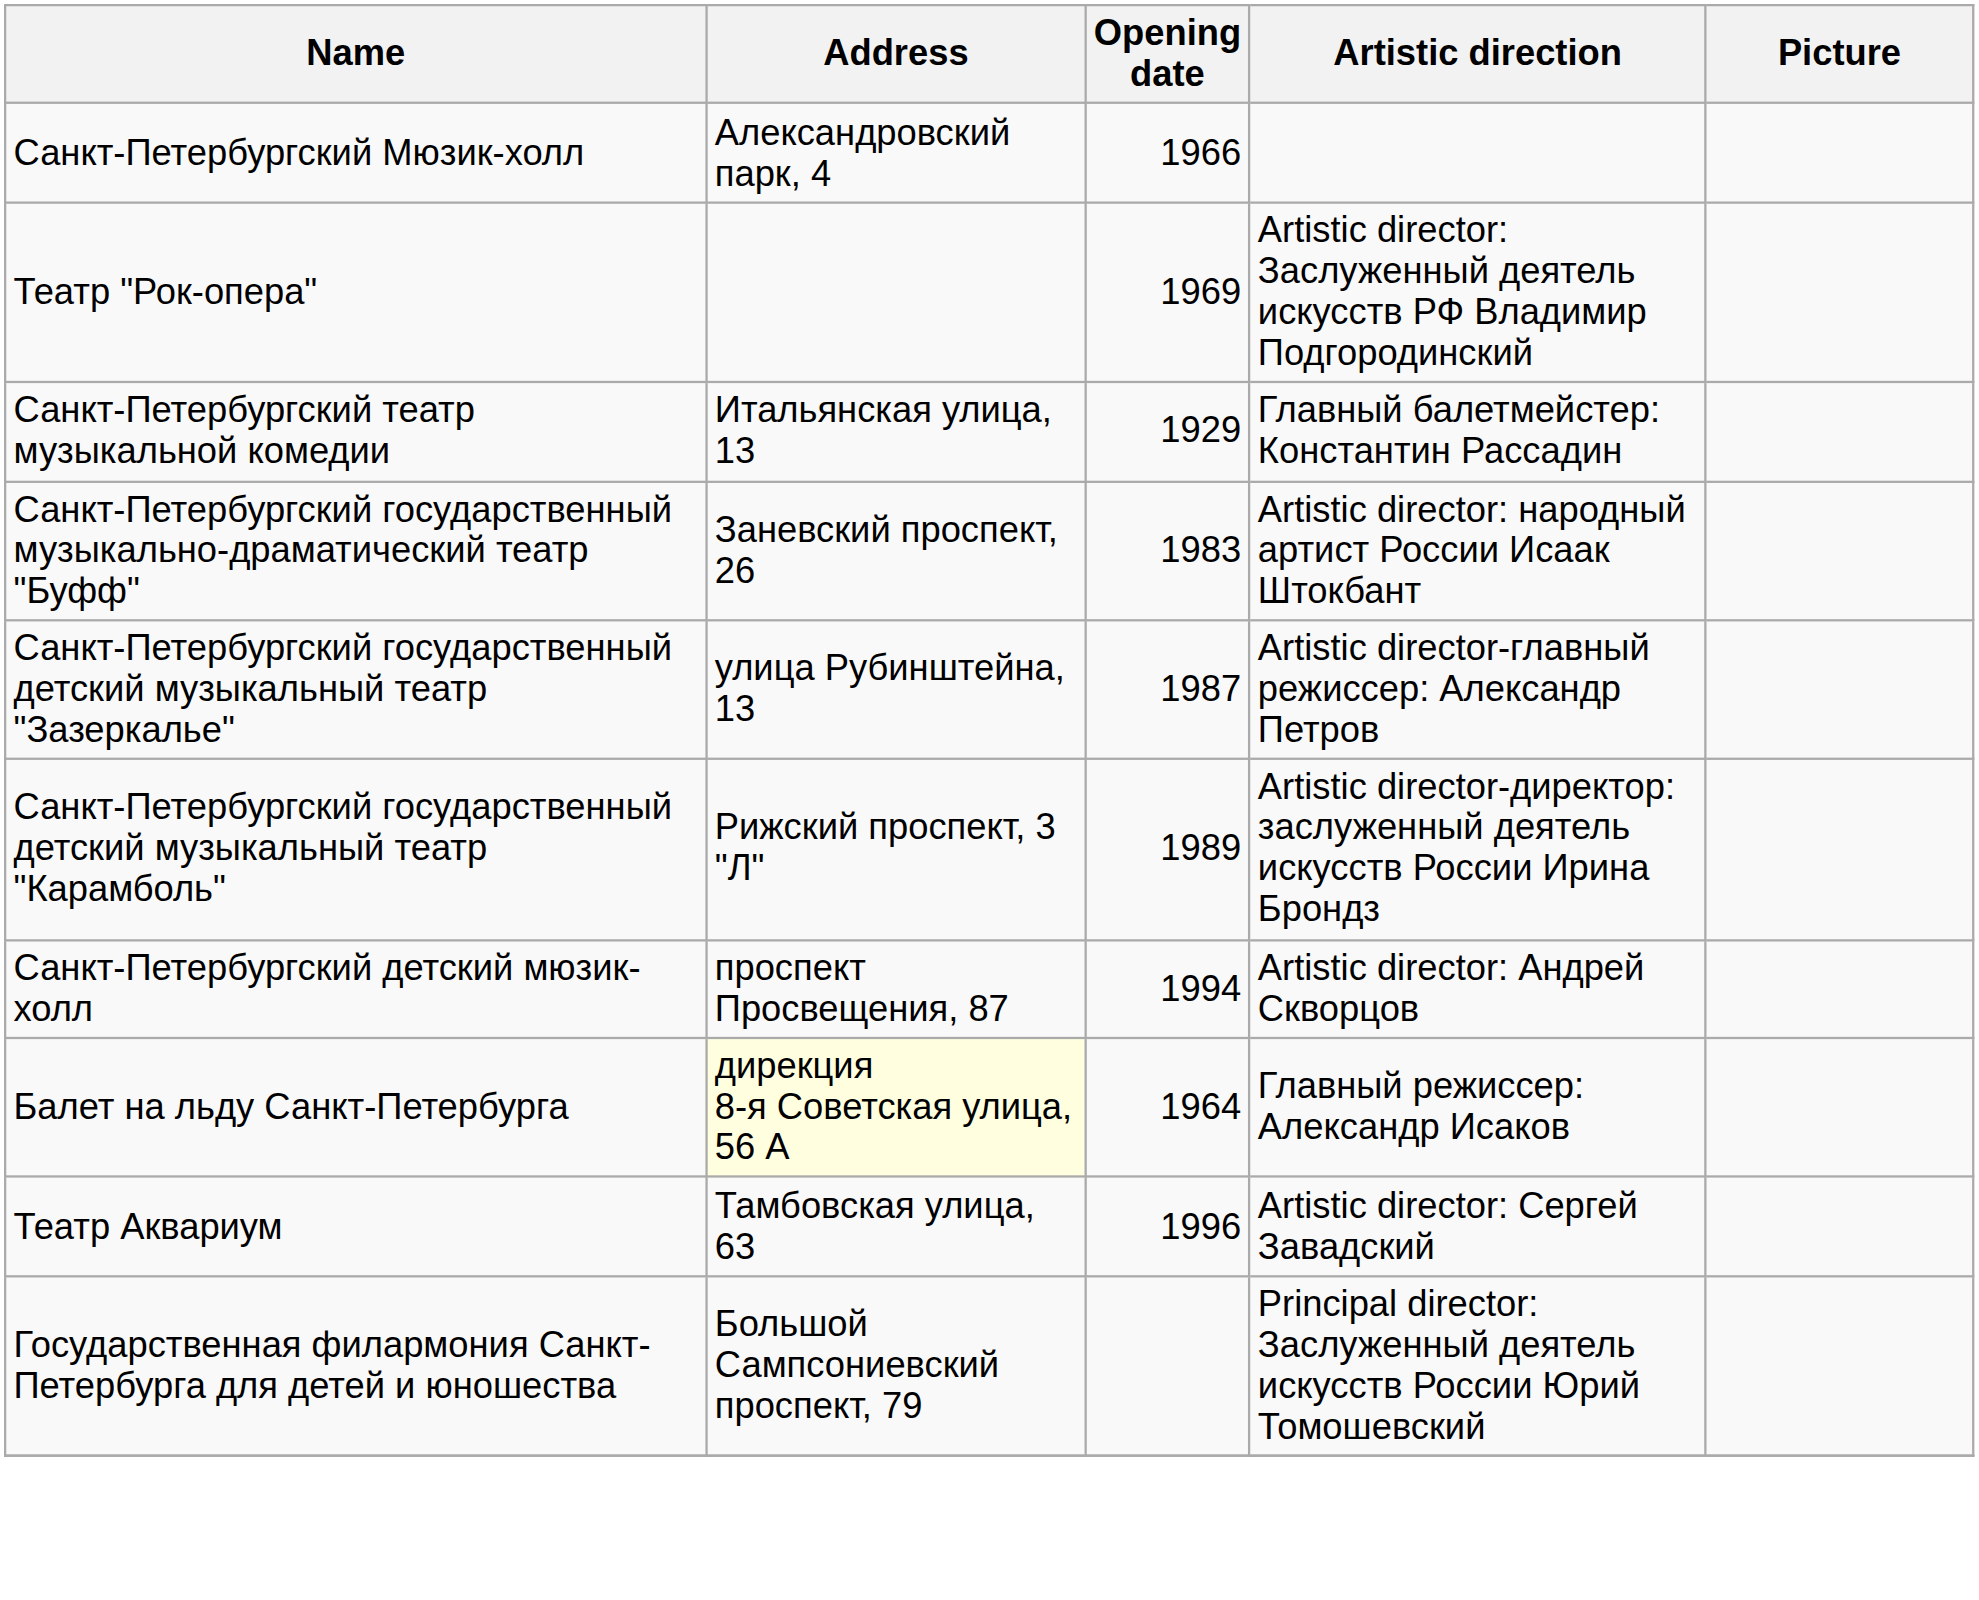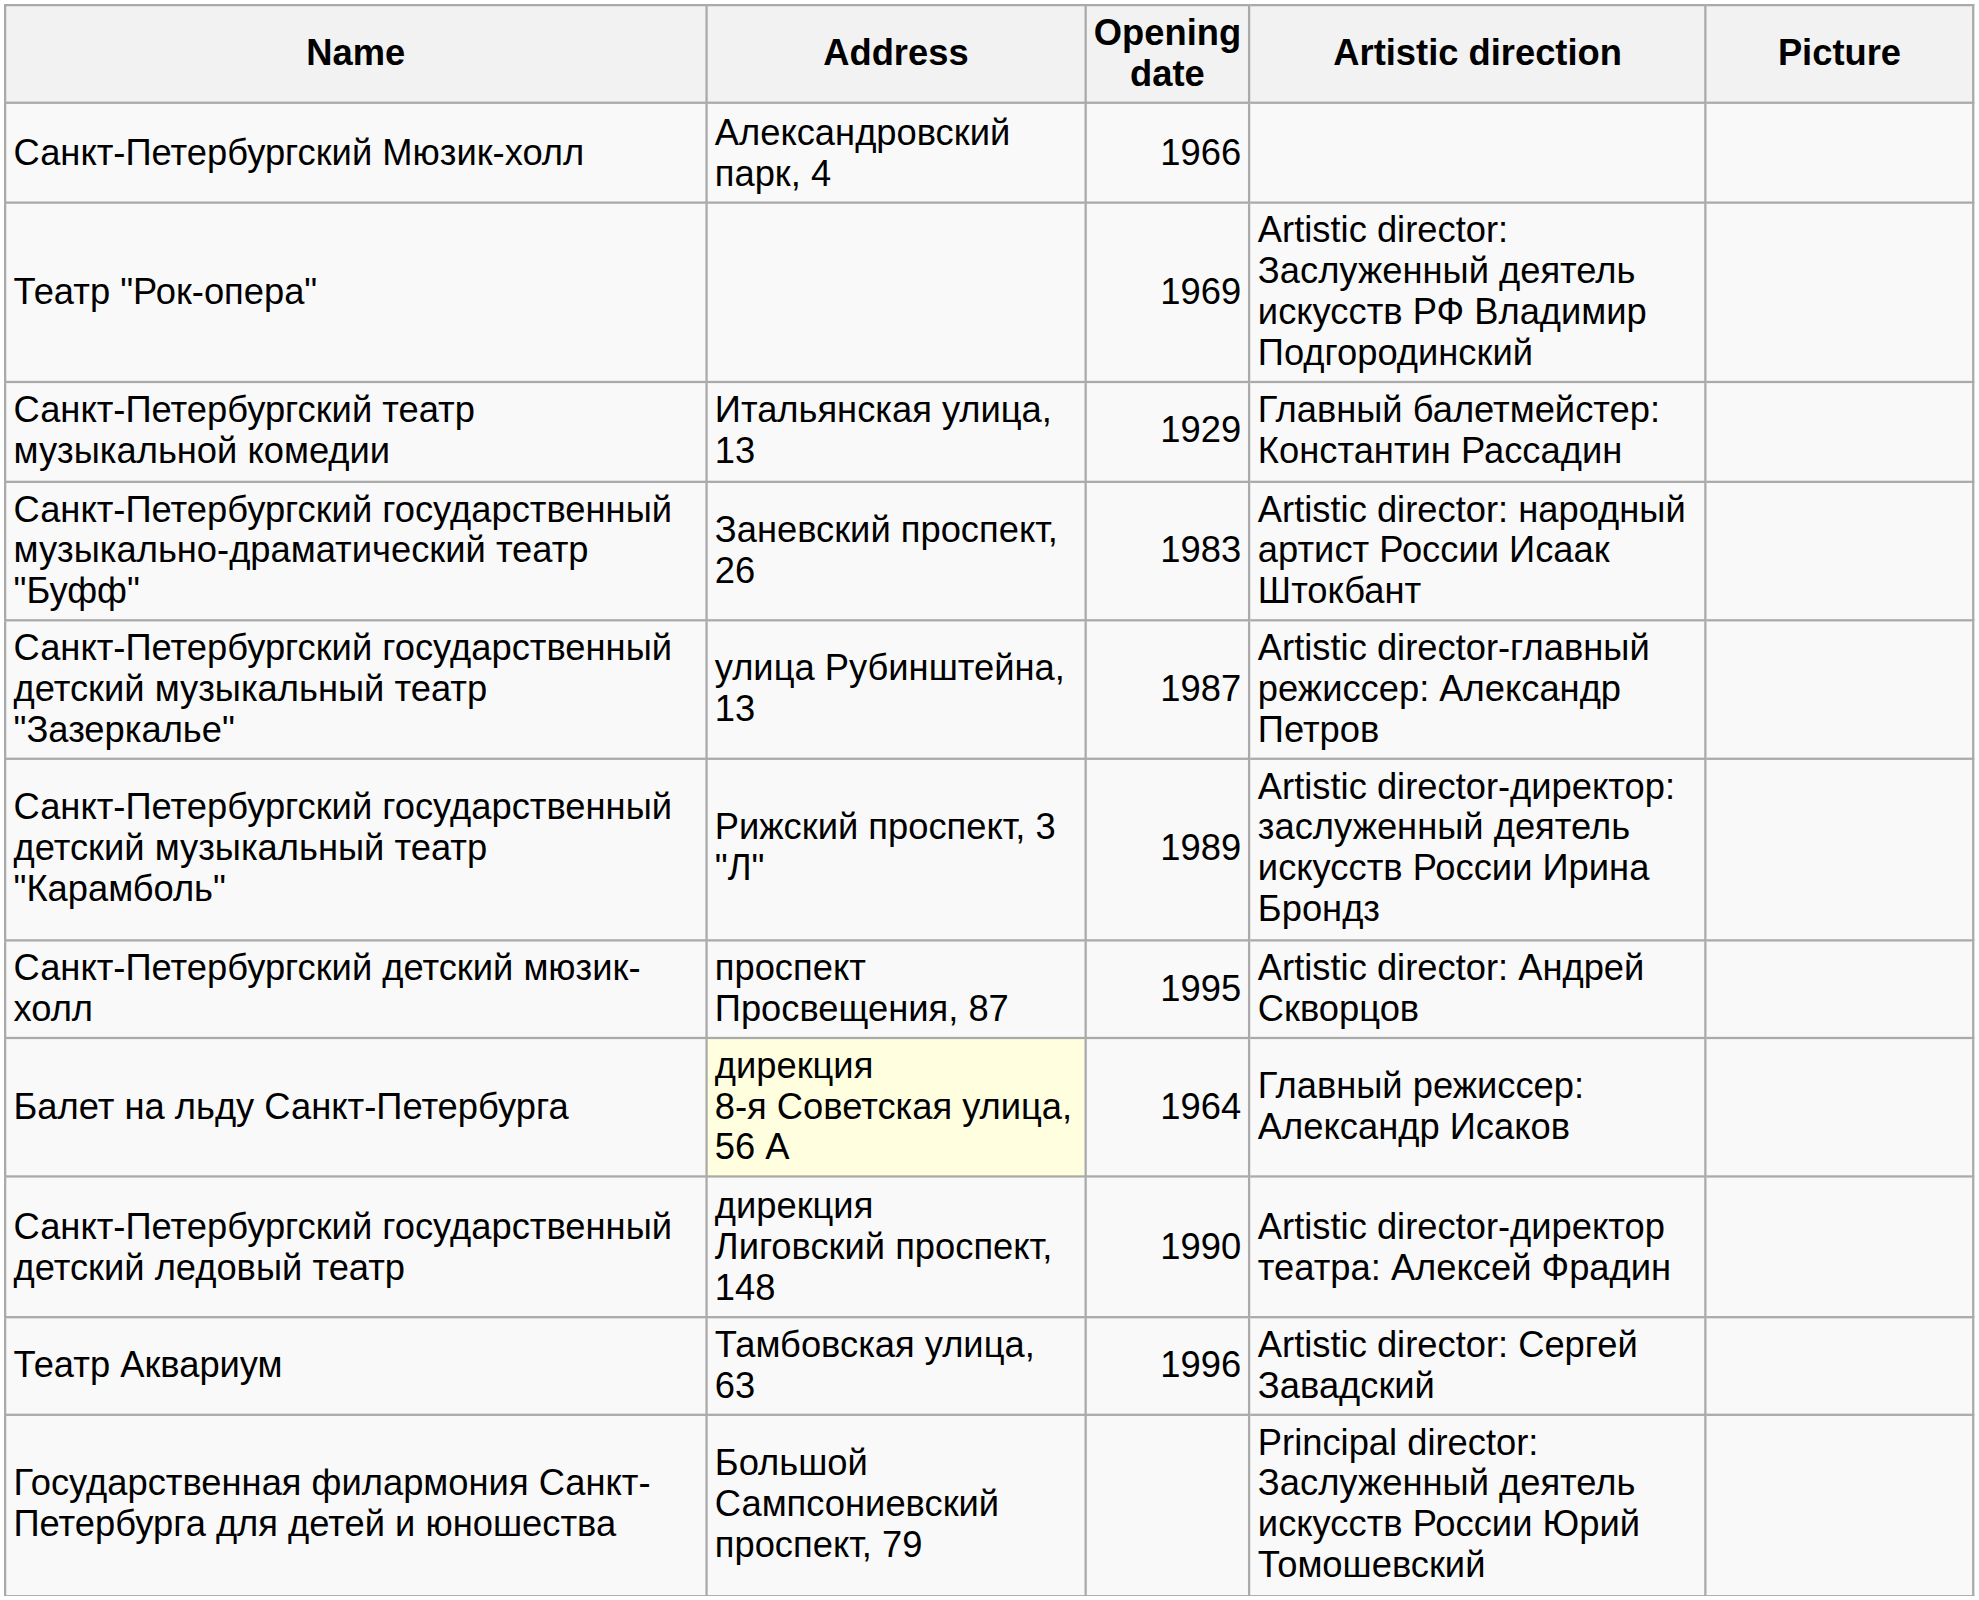(1201, 988) 1994 -> (1201, 988) 1995
+ row: (343, 1246)
